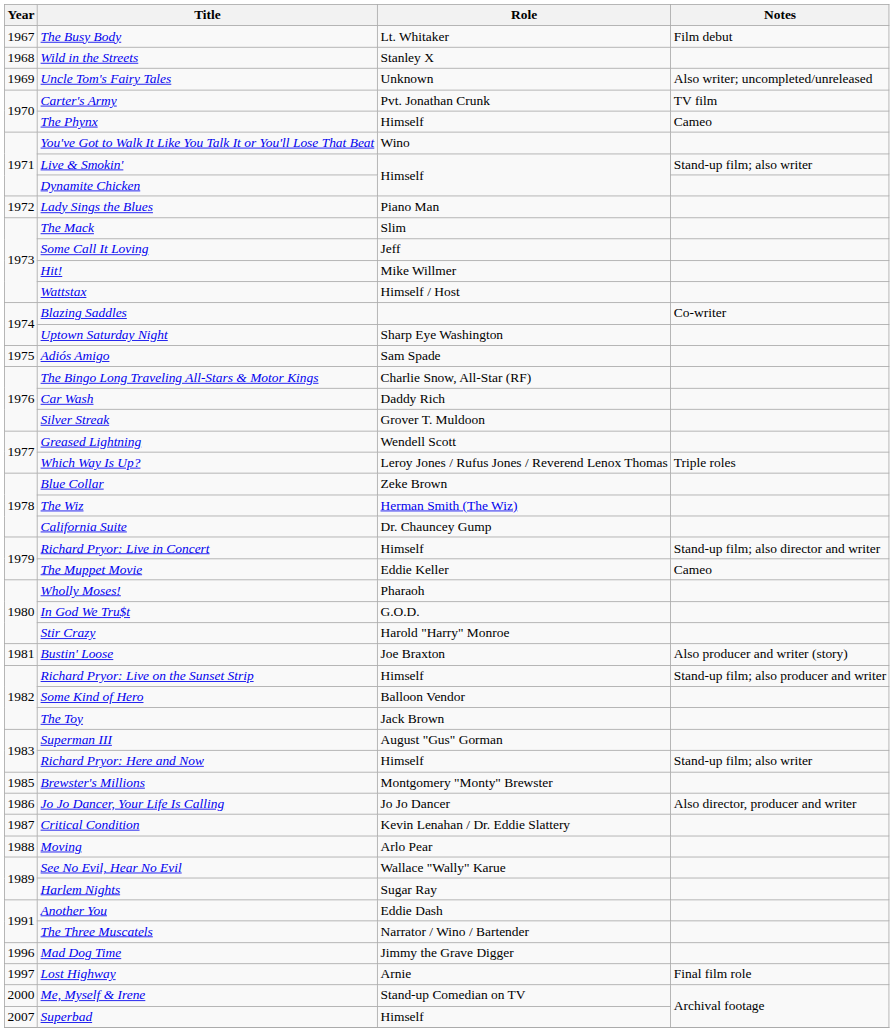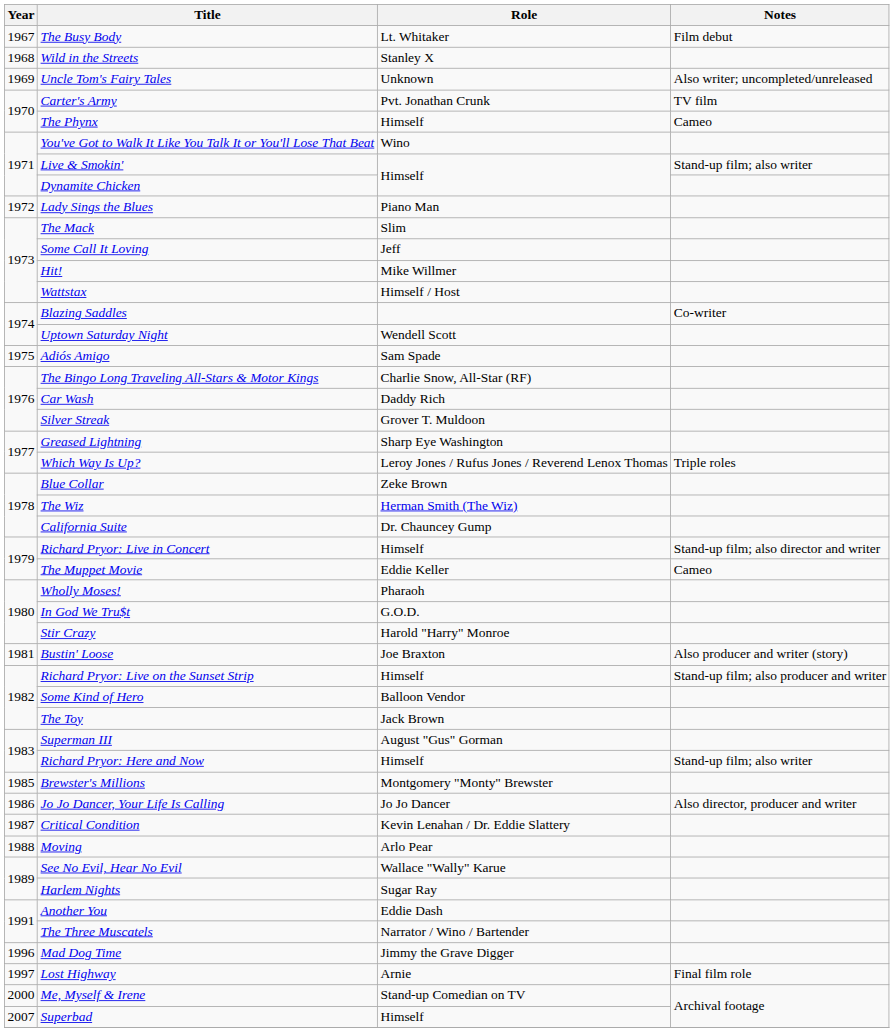(442, 334) Sharp Eye Washington -> (418, 334) Wendell Scott
(418, 441) Wendell Scott -> (442, 441) Sharp Eye Washington
